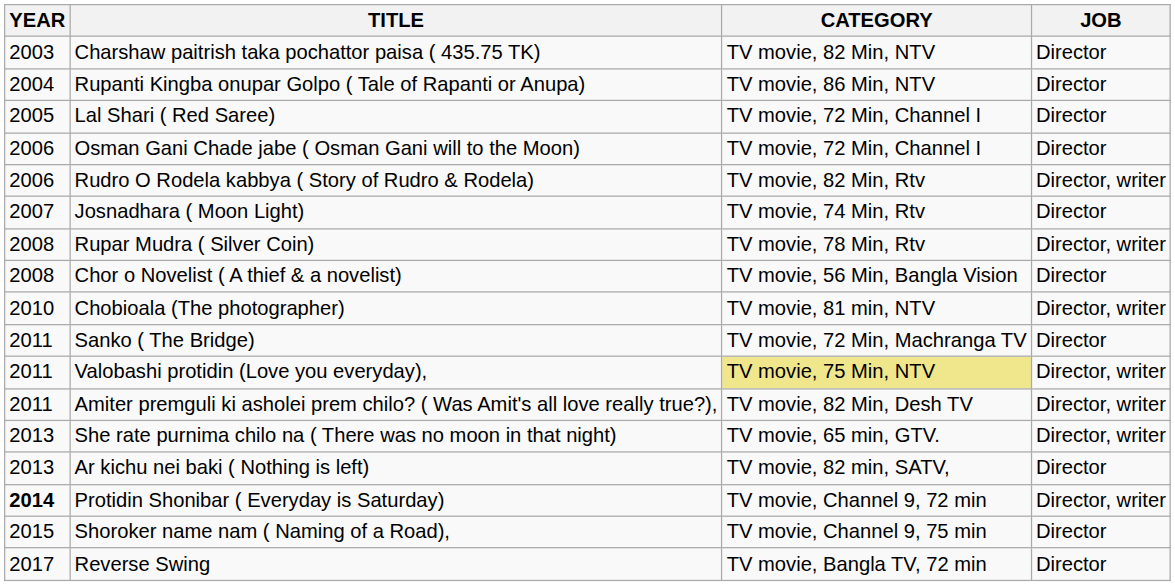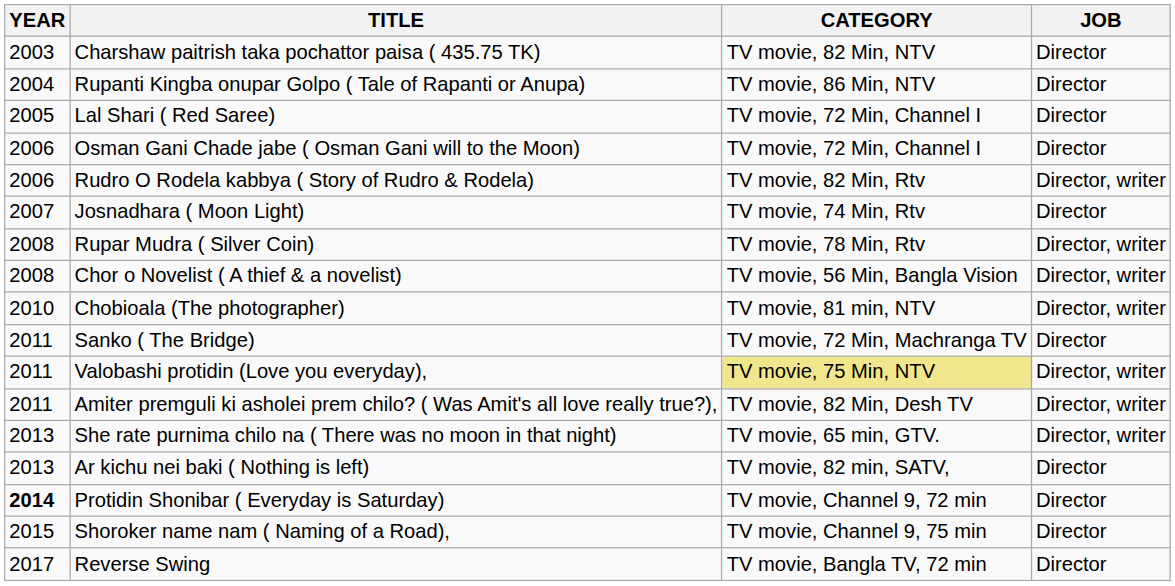(1071, 276) Director -> (1101, 276) Director, writer
(1101, 500) Director, writer -> (1071, 500) Director
